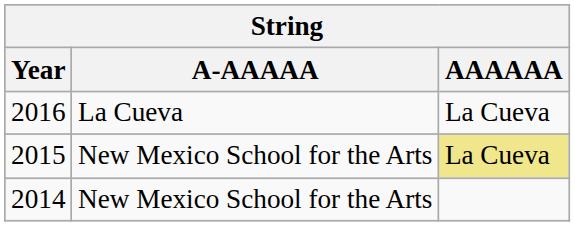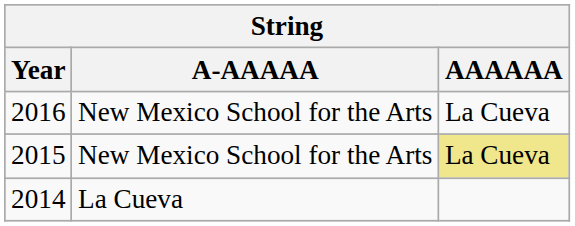(131, 112) La Cueva -> (255, 112) New Mexico School for the Arts
(255, 198) New Mexico School for the Arts -> (131, 198) La Cueva
